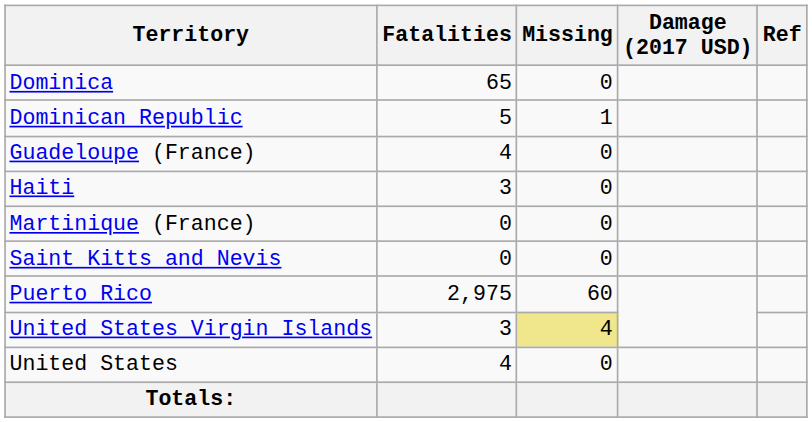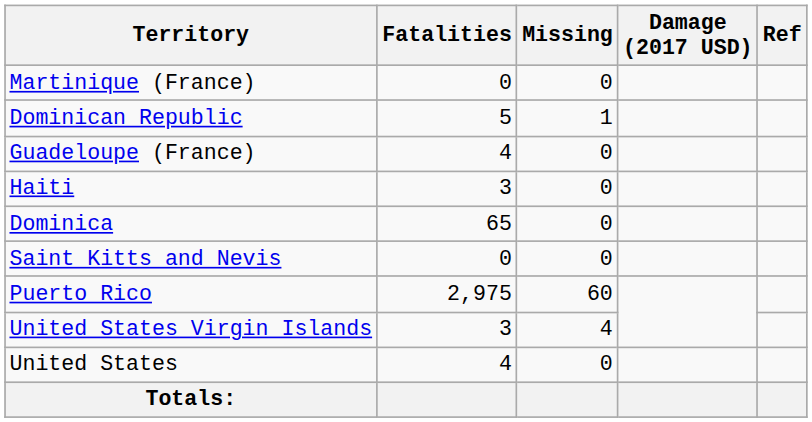rows swapped: (61, 83) <-> (133, 224)
(606, 329) khaki background -> (606, 329) no background
